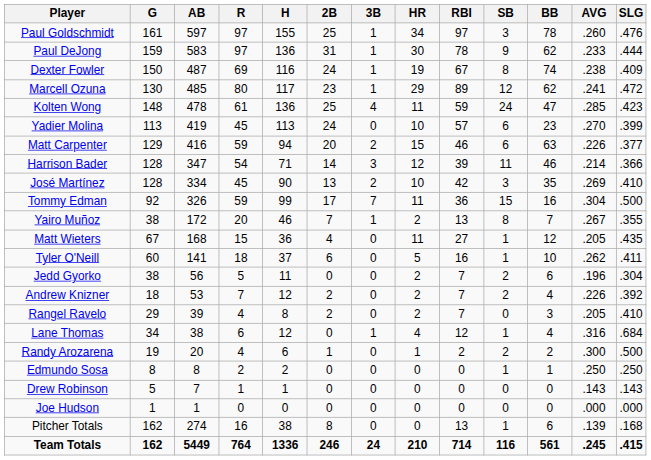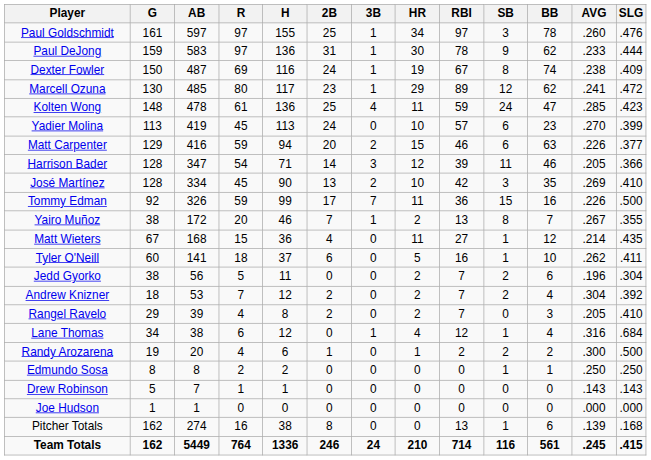(594, 164) .214 -> (594, 164) .205
(594, 201) .304 -> (594, 201) .226
(594, 239) .205 -> (594, 239) .214
(594, 295) .226 -> (594, 295) .304
